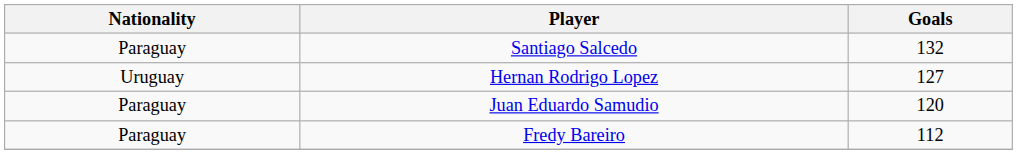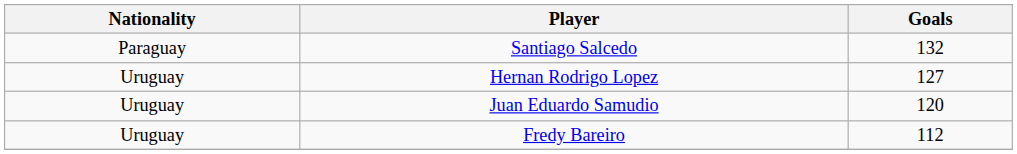(152, 105) Paraguay -> (152, 105) Uruguay
(152, 134) Paraguay -> (152, 134) Uruguay
